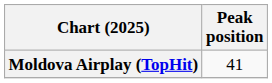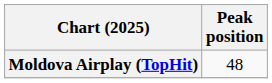(235, 63) 41 -> (235, 63) 48
